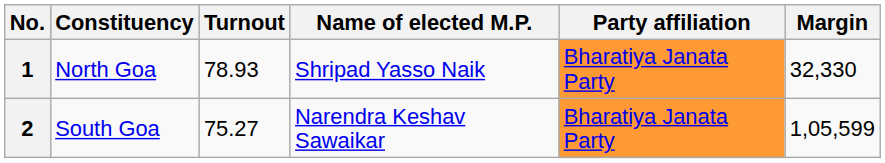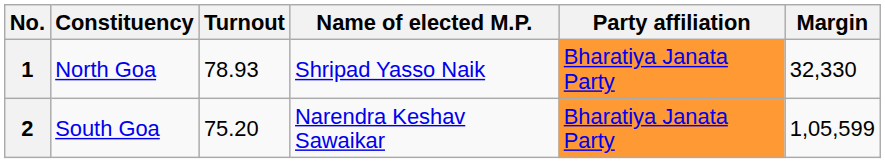(231, 128) 75.27 -> (231, 128) 75.20
